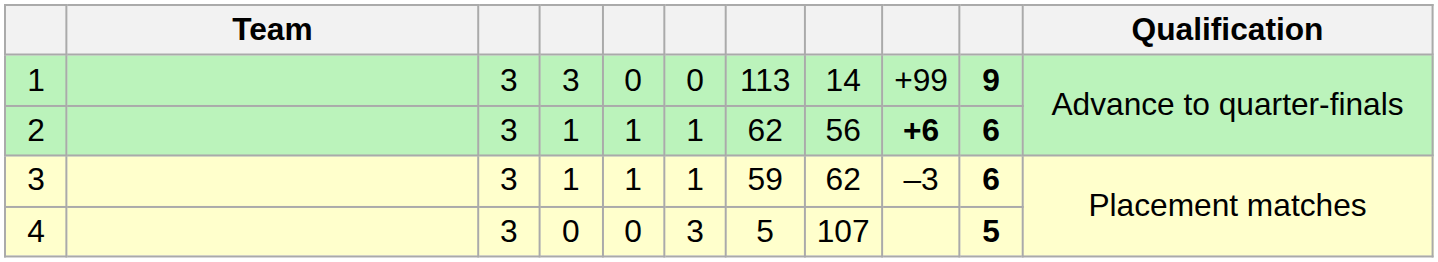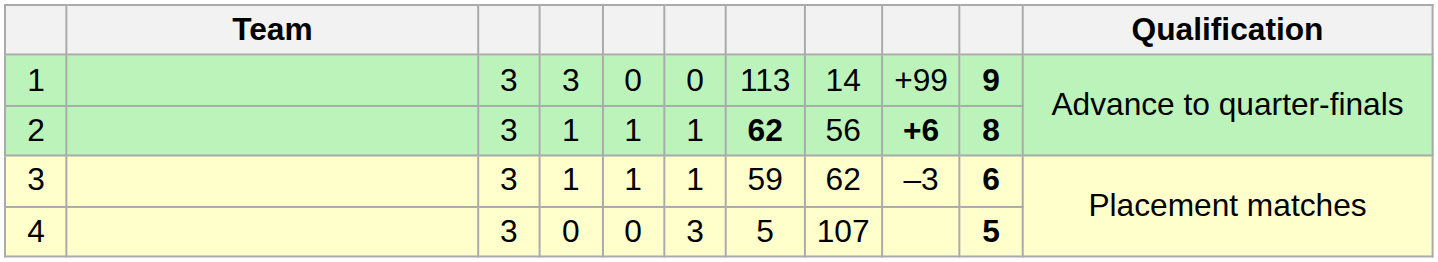(765, 130) normal -> (765, 130) bold
(991, 130) 6 -> (991, 130) 8
